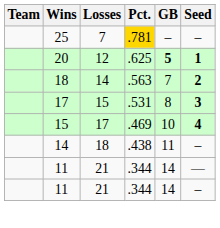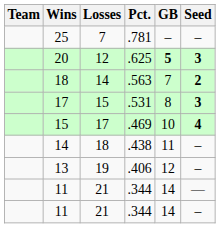(140, 37) gold background -> (140, 37) no background
(198, 59) 1 -> (198, 59) 3
+ row: (61, 168)
